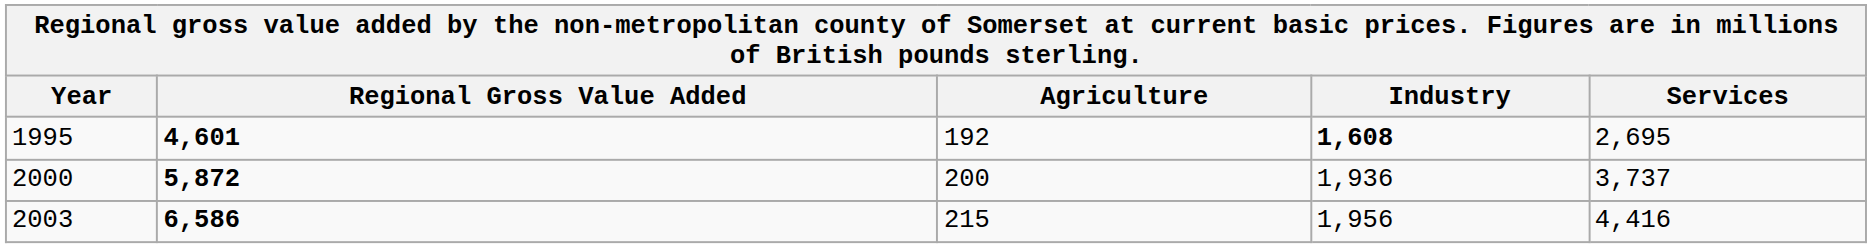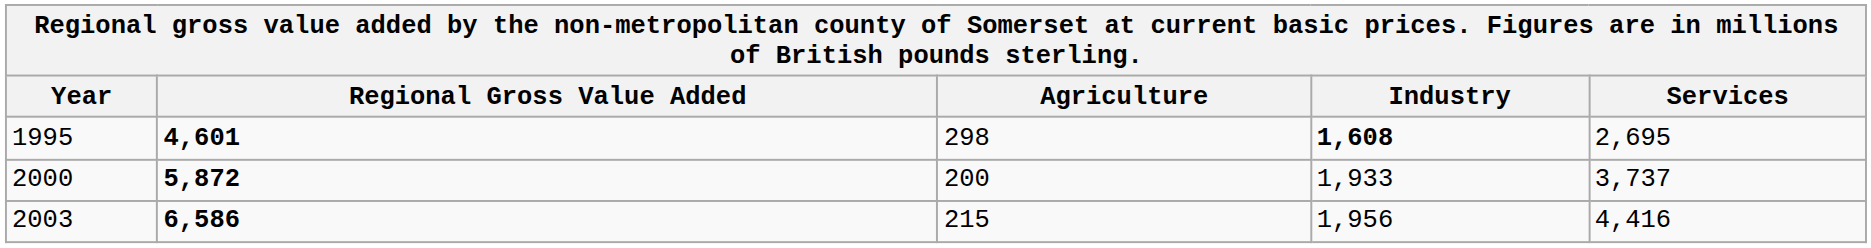(967, 138) 192 -> (967, 138) 298
(1355, 180) 1,936 -> (1355, 180) 1,933
